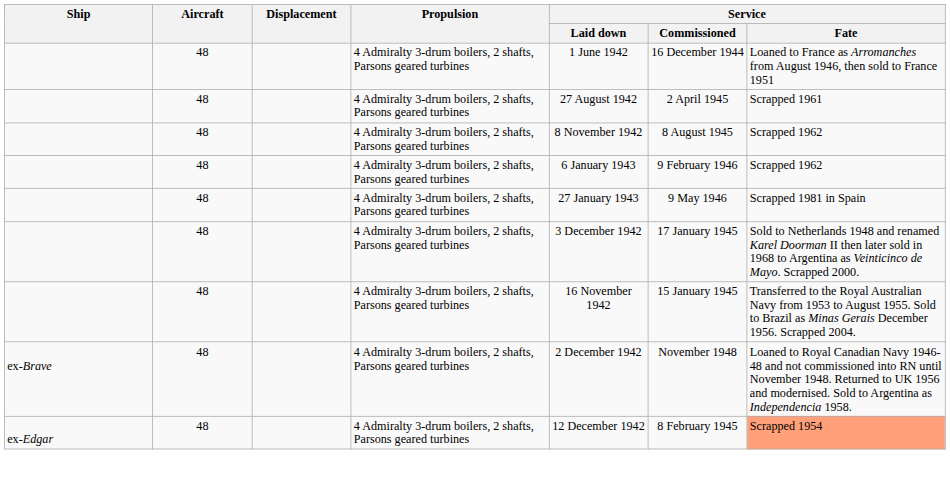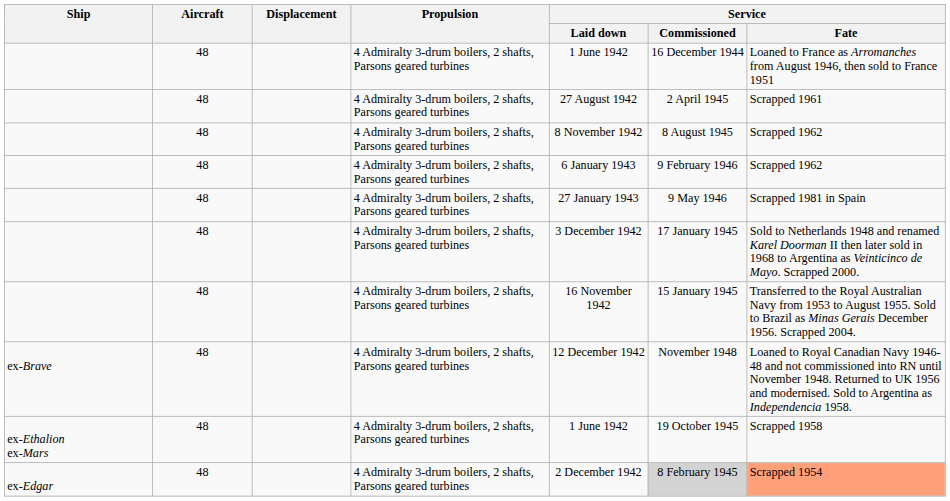(598, 351) 2 December 1942 -> (598, 351) 12 December 1942
+ row: (36, 446)
(598, 425) 12 December 1942 -> (598, 472) 2 December 1942
(697, 425) no background -> (697, 472) lightgrey background
